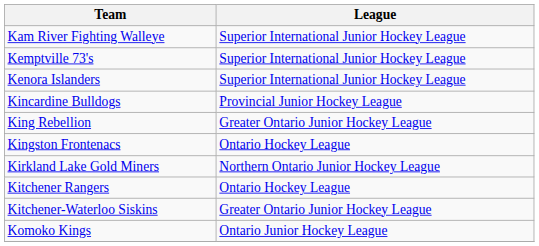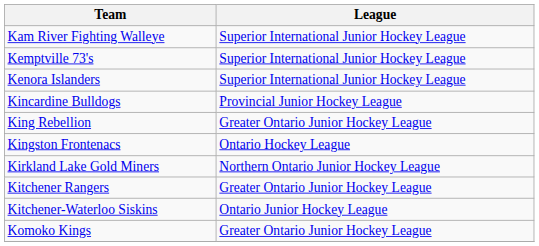(285, 187) Ontario Hockey League -> (325, 187) Greater Ontario Junior Hockey League
(325, 209) Greater Ontario Junior Hockey League -> (303, 209) Ontario Junior Hockey League
(303, 230) Ontario Junior Hockey League -> (325, 230) Greater Ontario Junior Hockey League
